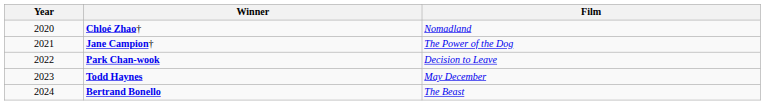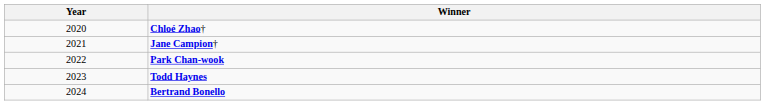- column: (591, 12)
